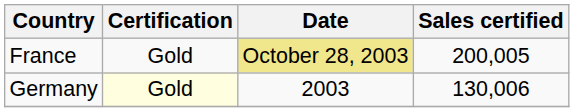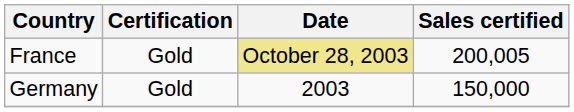(170, 89) lightyellow background -> (170, 89) no background
(491, 89) 130,006 -> (491, 89) 150,000
